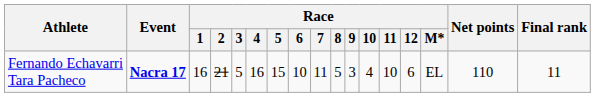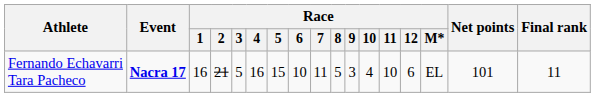(483, 72) 110 -> (483, 72) 101
